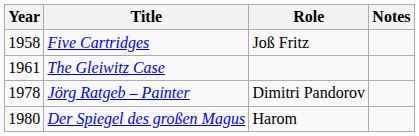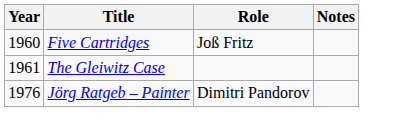(24, 42) 1958 -> (24, 42) 1960
(24, 93) 1978 -> (24, 93) 1976
- row: (146, 118)
